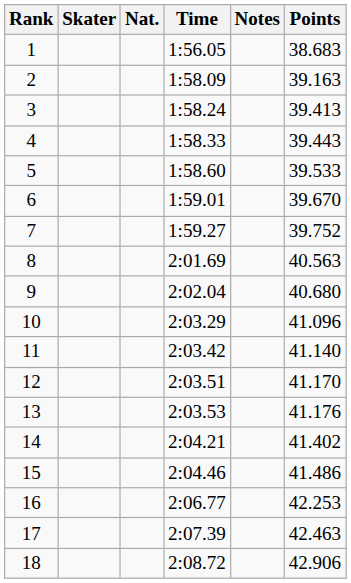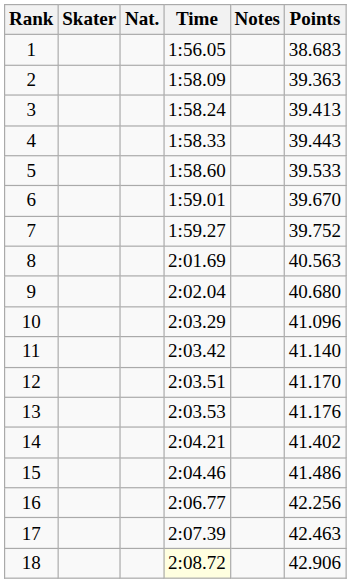(315, 79) 39.163 -> (315, 79) 39.363
(315, 502) 42.253 -> (315, 502) 42.256
(197, 563) no background -> (197, 563) lightyellow background
